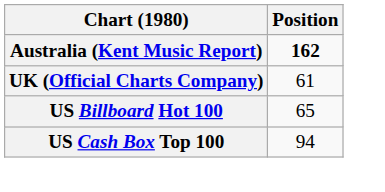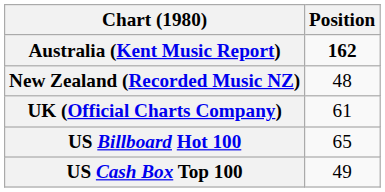+ row: (155, 80)
(305, 141) 94 -> (342, 171) 49
